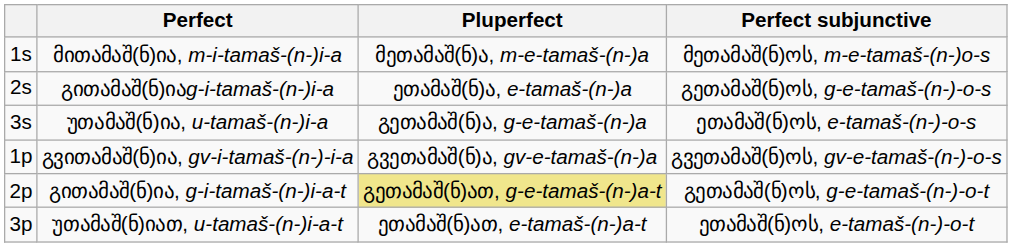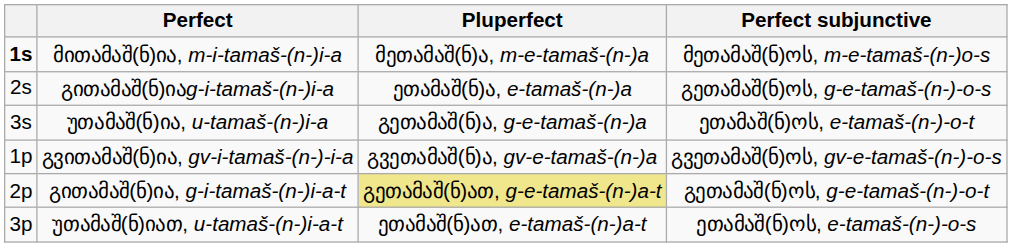(21, 54) normal -> (21, 54) bold
(836, 122) ეთამაშ(ნ)ოს, e-tamaš-(n-)-o-s -> (836, 122) ეთამაშ(ნ)ოს, e-tamaš-(n-)-o-t
(836, 225) ეთამაშ(ნ)ოს, e-tamaš-(n-)-o-t -> (836, 225) ეთამაშ(ნ)ოს, e-tamaš-(n-)-o-s
